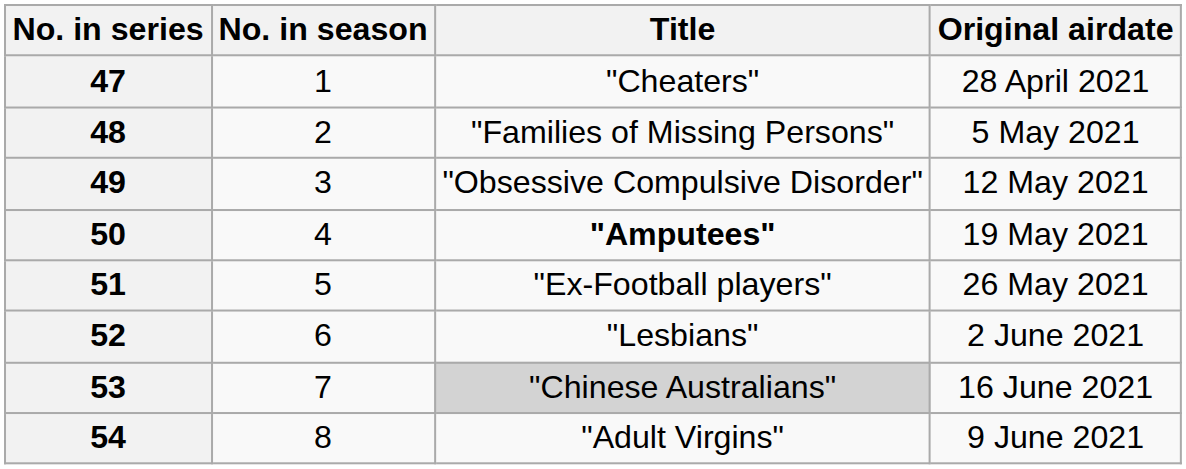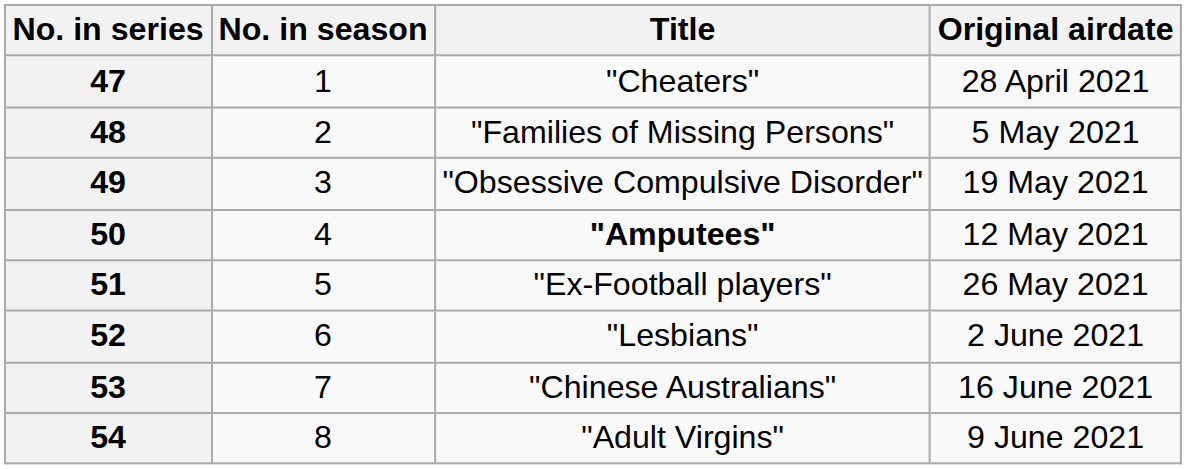(1056, 183) 12 May 2021 -> (1056, 183) 19 May 2021
(1056, 234) 19 May 2021 -> (1056, 234) 12 May 2021
(683, 387) lightgrey background -> (683, 387) no background
